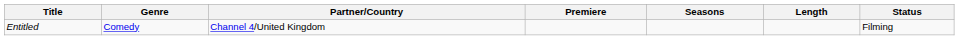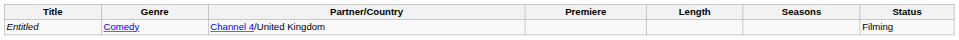columns swapped: (705, 12) <-> (812, 12)
